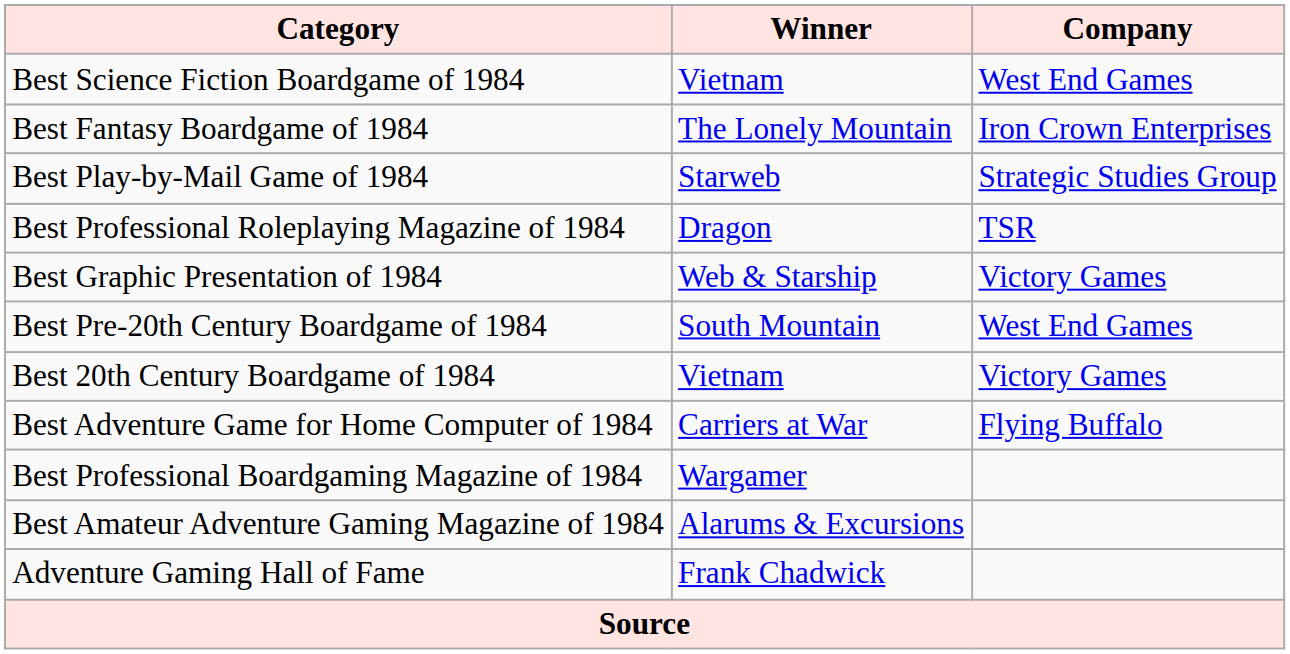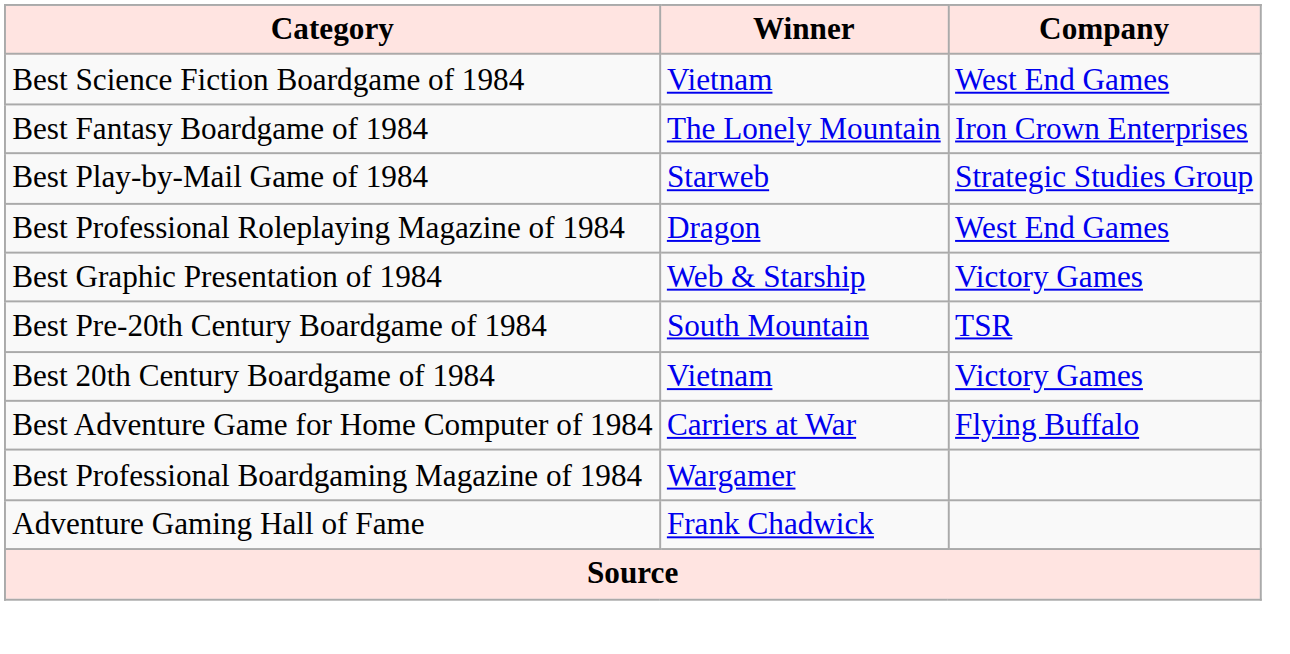(1007, 227) TSR -> (1062, 227) West End Games
(1086, 326) West End Games -> (984, 326) TSR
- row: (338, 524)
